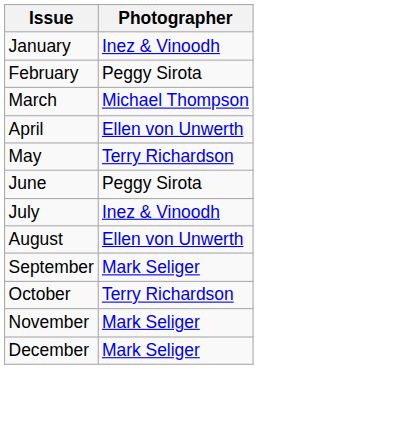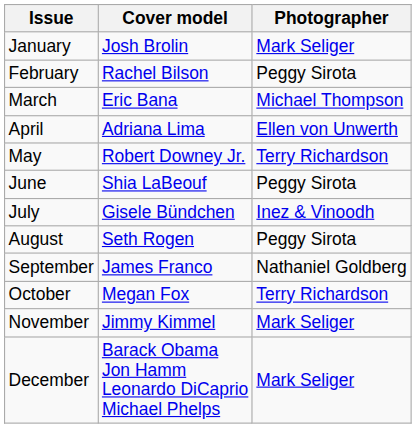+ column: (175, 18)
(161, 45) Inez & Vinoodh -> (305, 45) Mark Seliger
(173, 239) Ellen von Unwerth -> (306, 239) Peggy Sirota
(151, 267) Mark Seliger -> (331, 267) Nathaniel Goldberg
